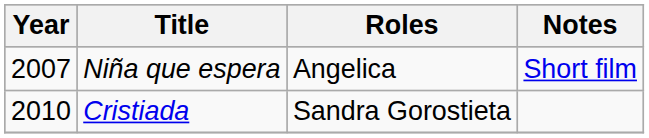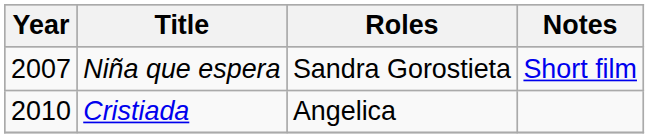(344, 68) Angelica -> (402, 68) Sandra Gorostieta
(402, 111) Sandra Gorostieta -> (344, 111) Angelica
